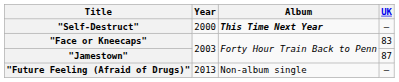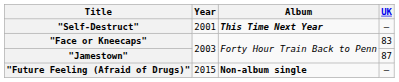(205, 26) 2000 -> (205, 26) 2001
(205, 70) 2013 -> (205, 70) 2015
(263, 70) normal -> (263, 70) bold
